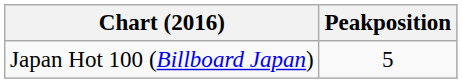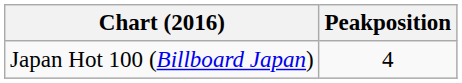(388, 59) 5 -> (388, 59) 4
